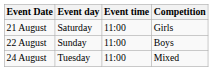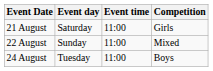(164, 43) Boys -> (166, 43) Mixed
(166, 58) Mixed -> (164, 58) Boys
